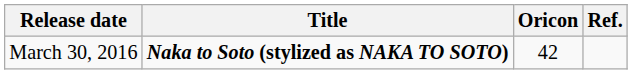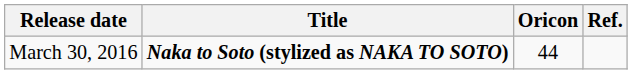(548, 52) 42 -> (548, 52) 44
